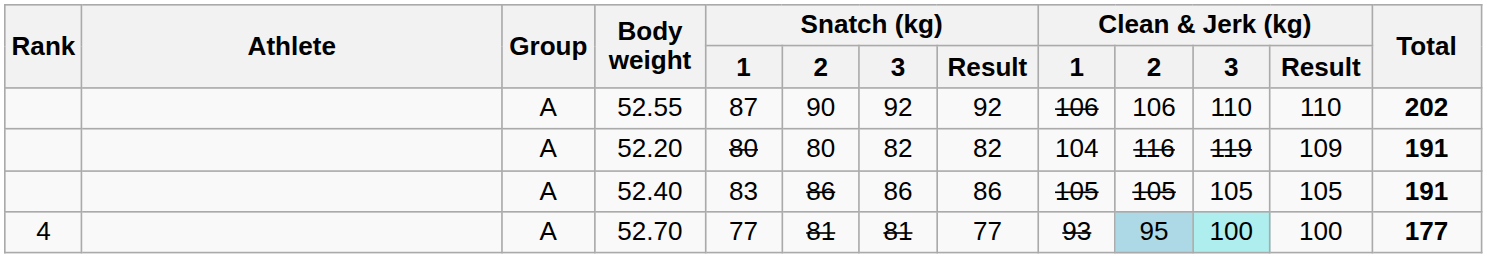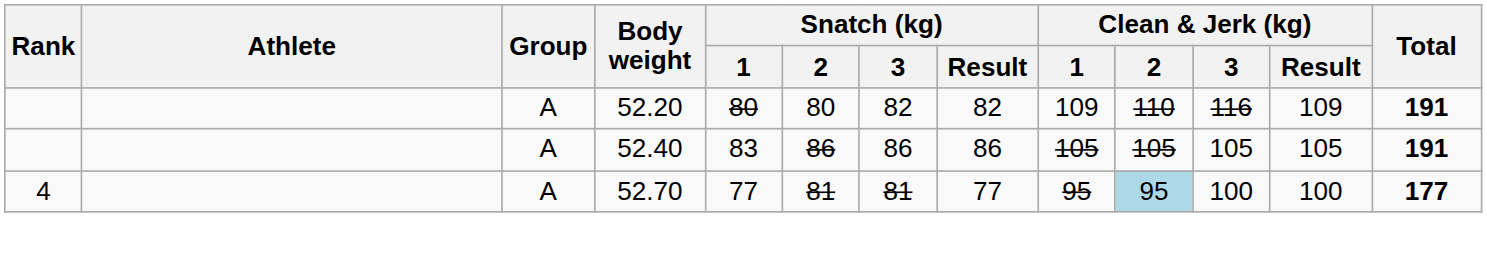- row: (650, 107)
(1077, 149) 104 -> (1077, 107) 109
(1154, 149) 116 -> (1154, 107) 110
(1231, 149) 119 -> (1231, 107) 116
(1077, 231) 93 -> (1077, 190) 95
(1231, 231) paleturquoise background -> (1231, 190) no background
